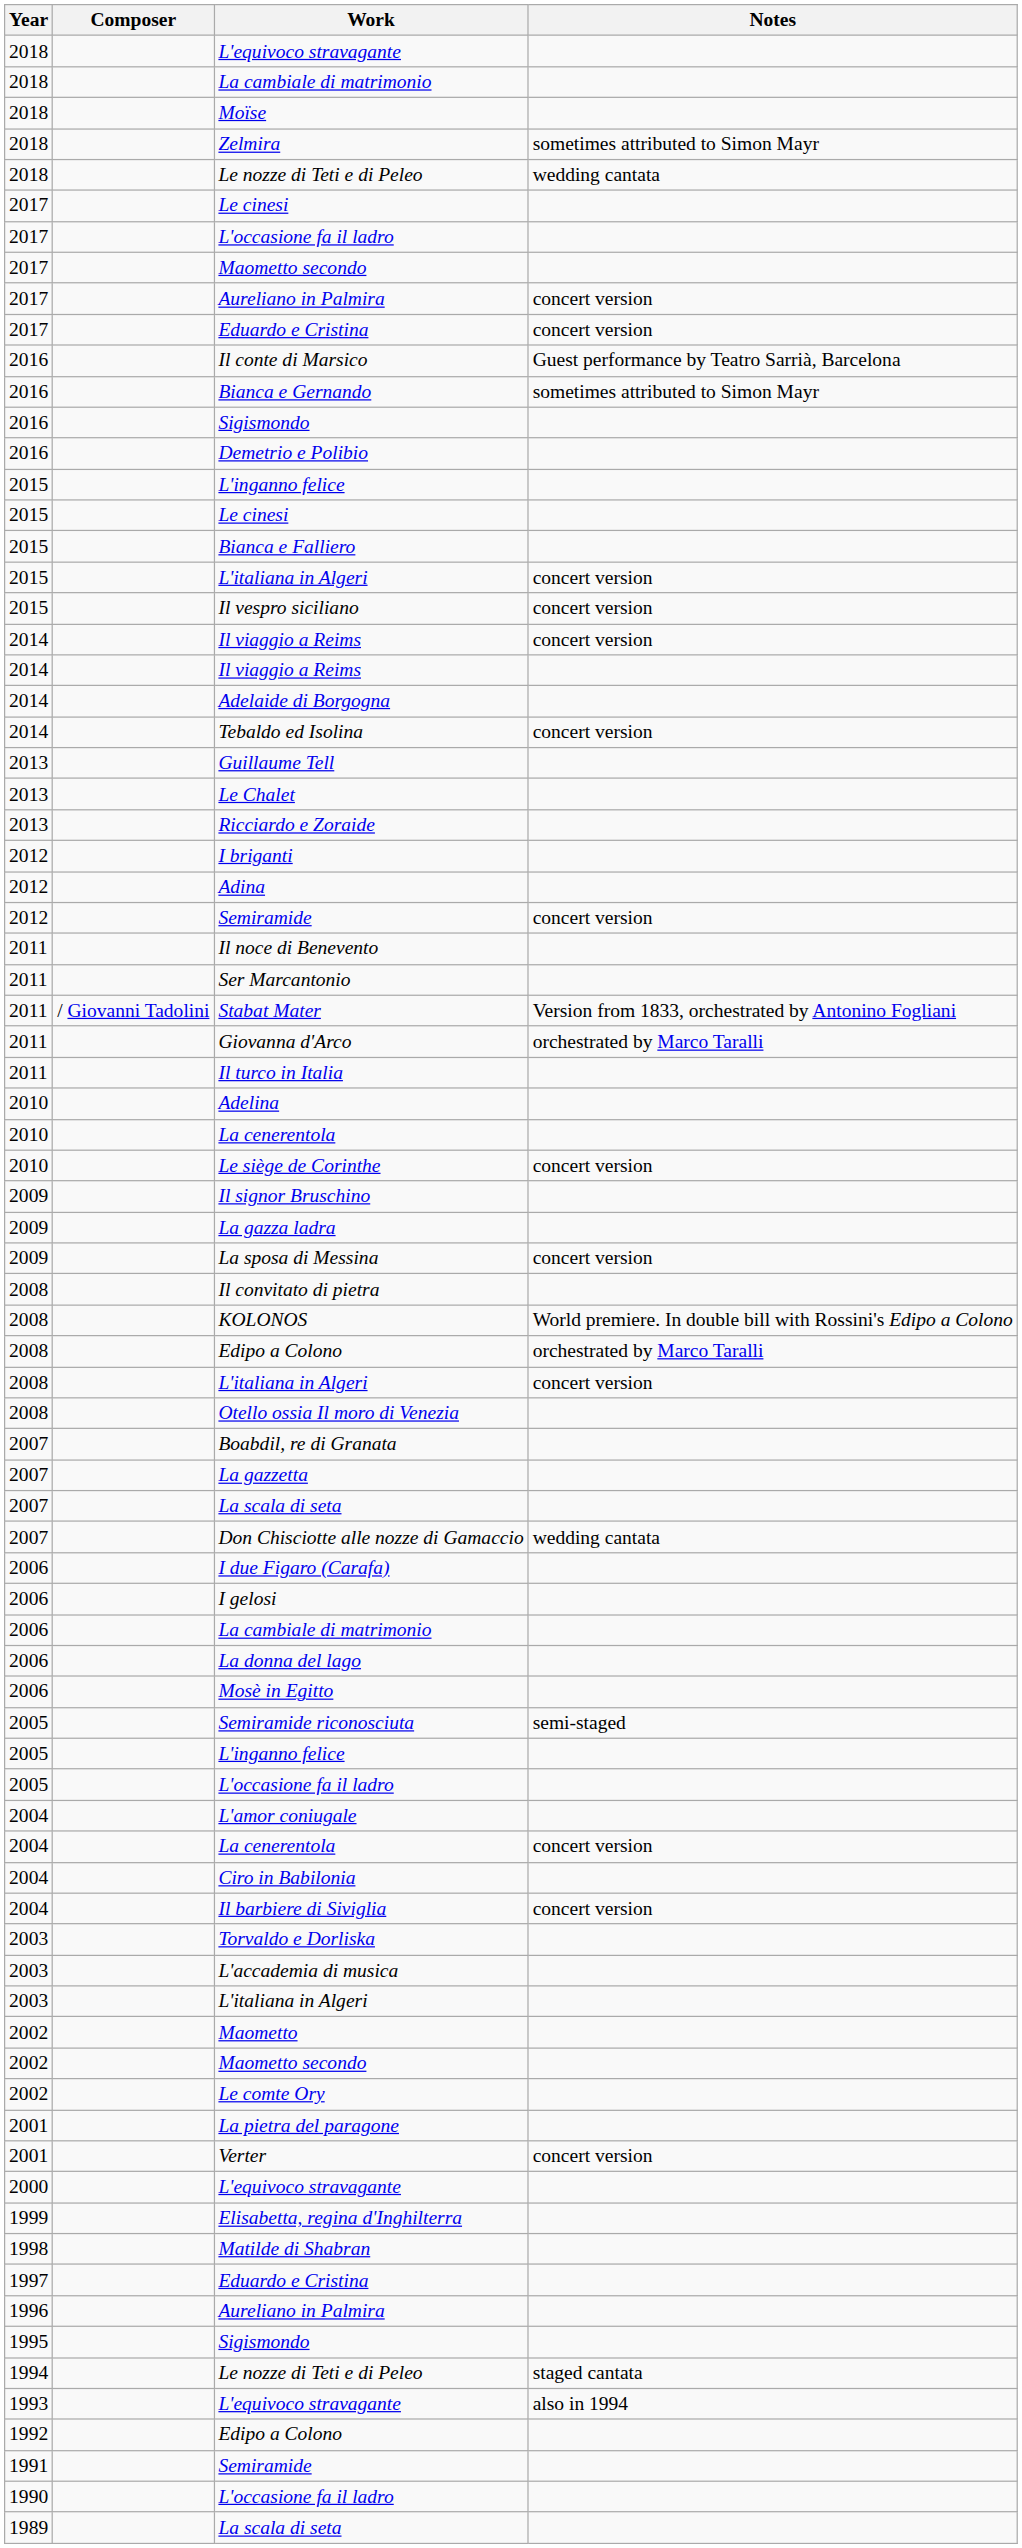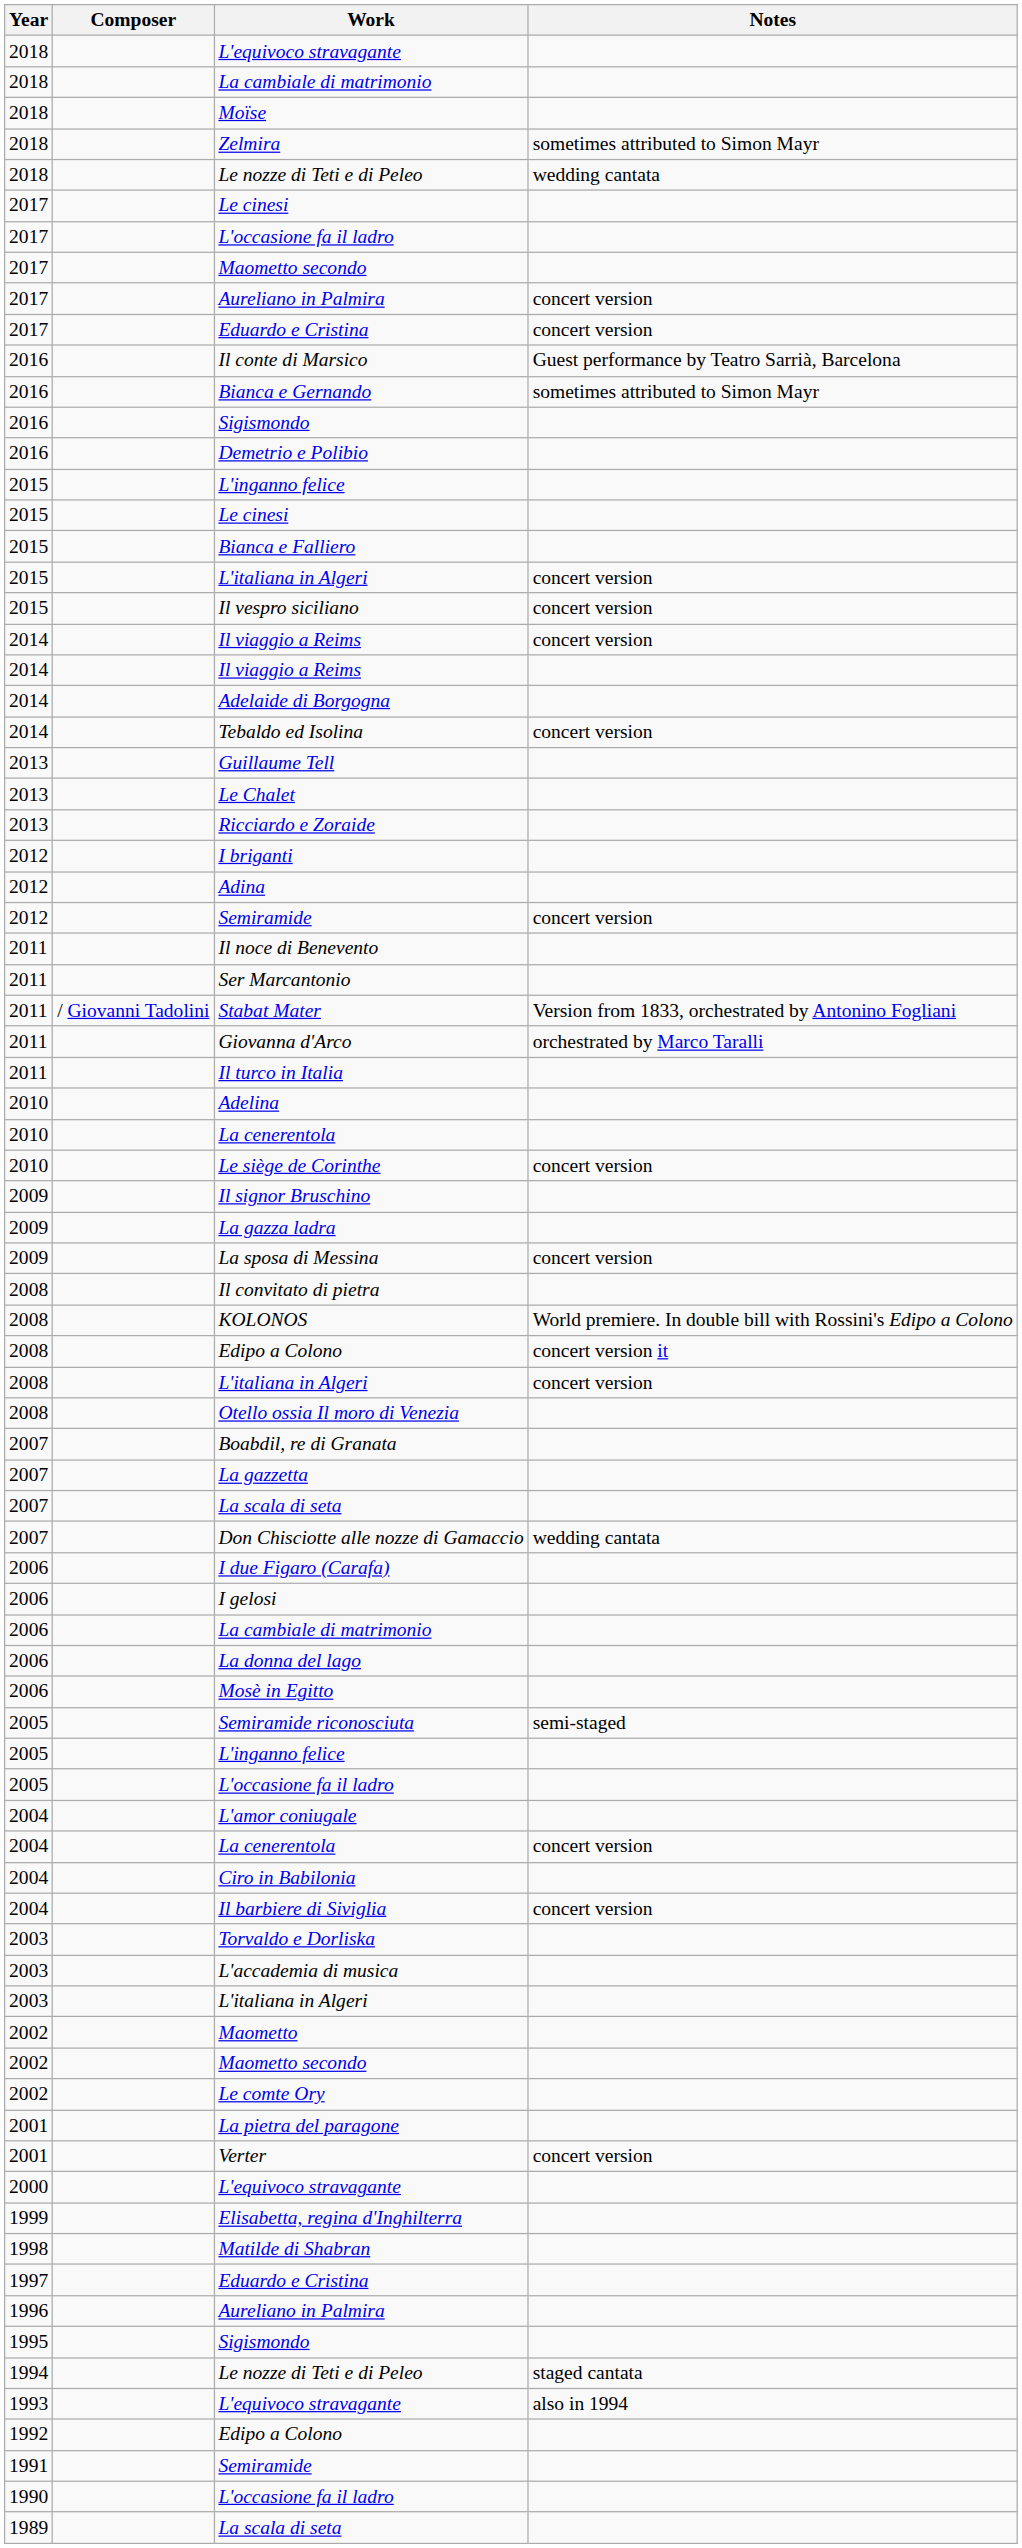(648, 1351) orchestrated by Marco Taralli -> (600, 1351) concert version it
